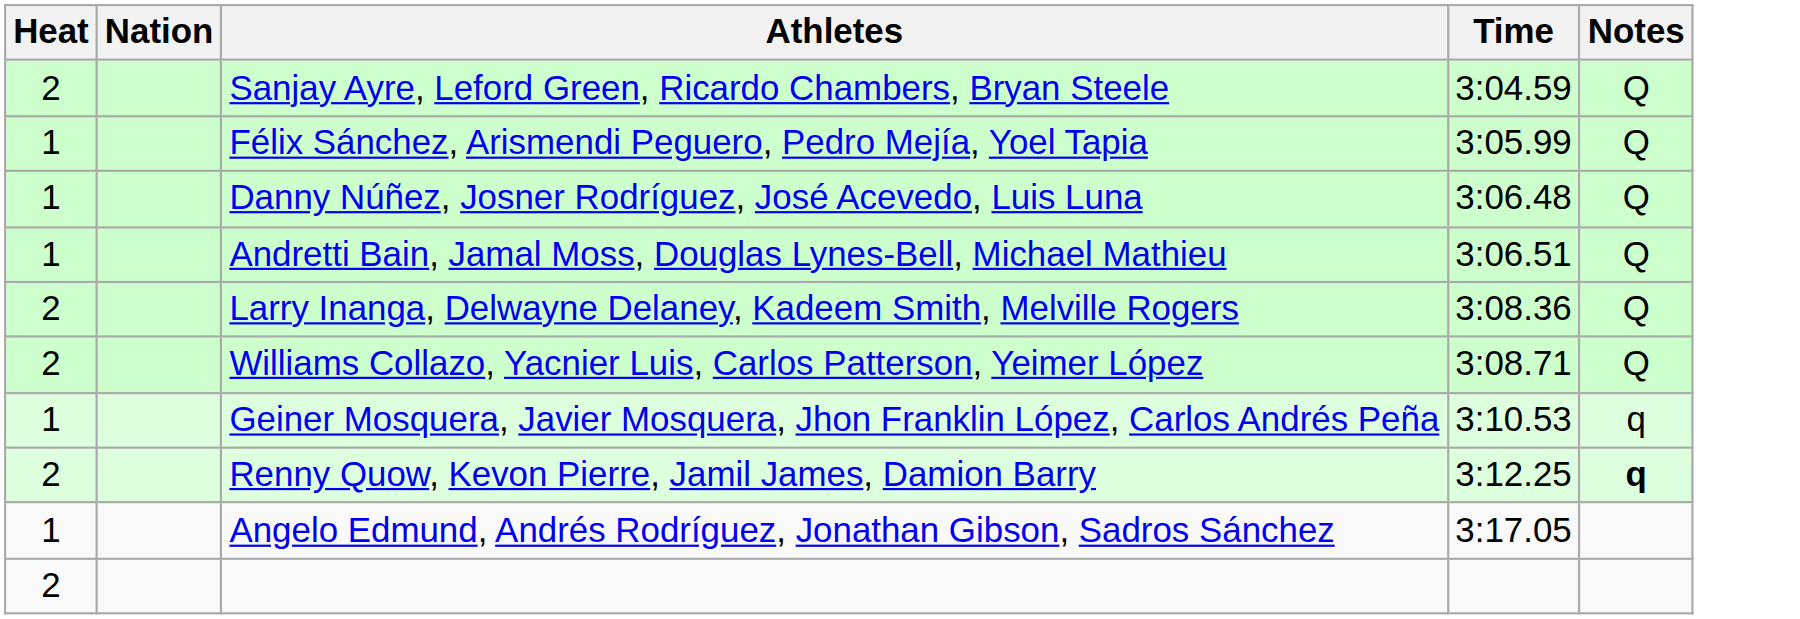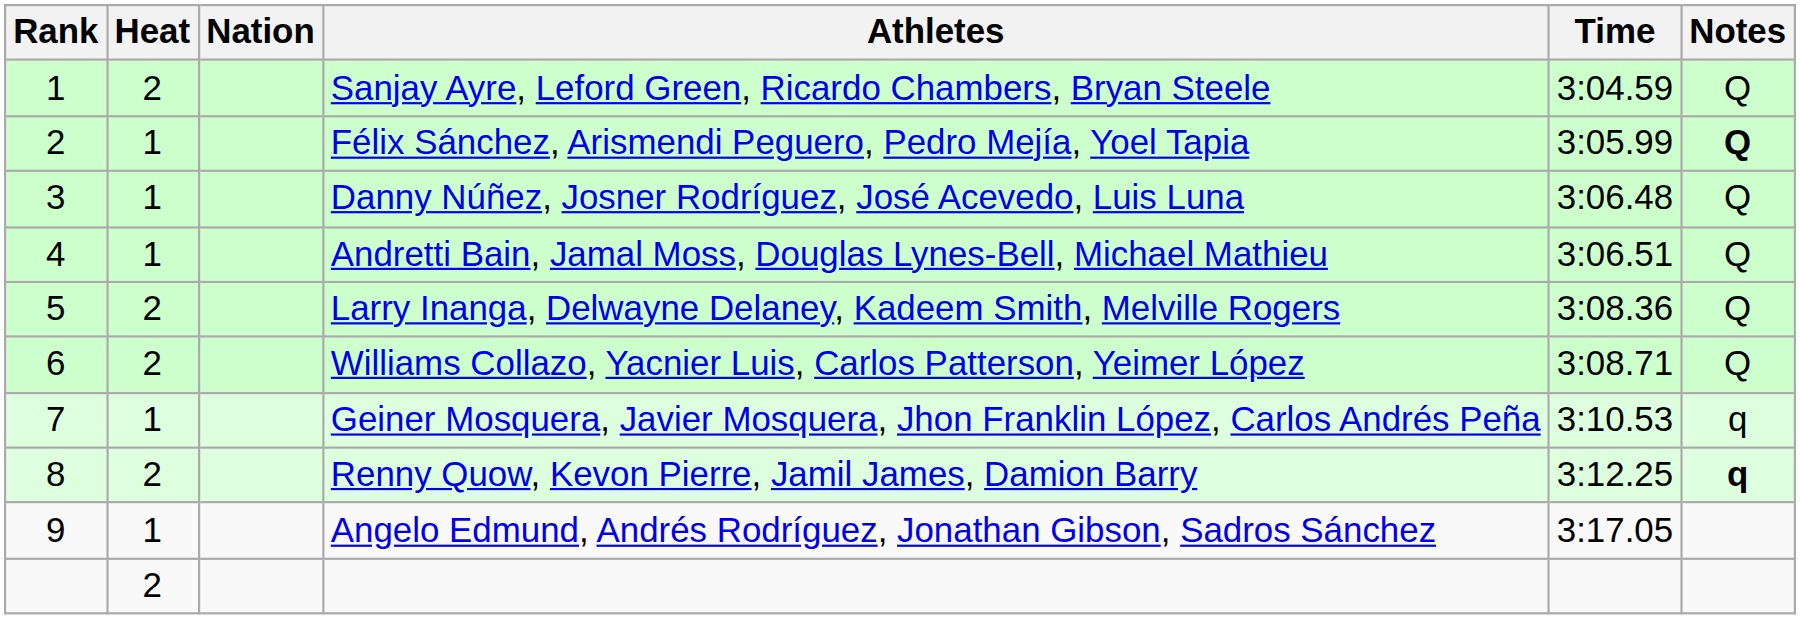+ column: (56, 32)
(1636, 142) normal -> (1738, 142) bold
